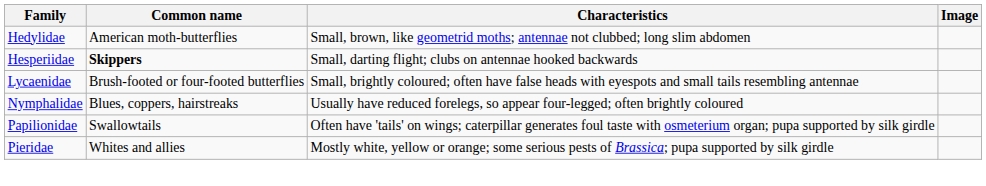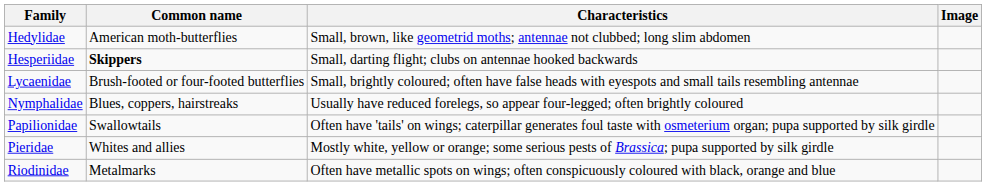+ row: (38, 170)
